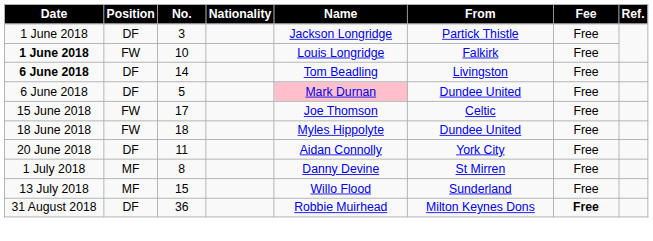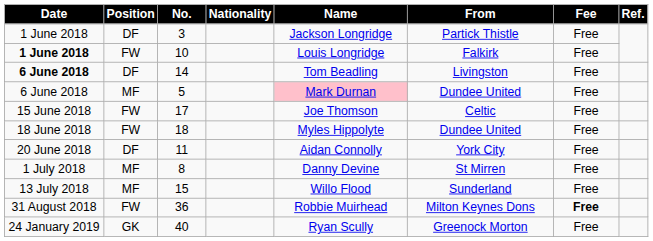(131, 92) DF -> (131, 92) MF
(131, 208) DF -> (131, 208) FW
+ row: (182, 227)
